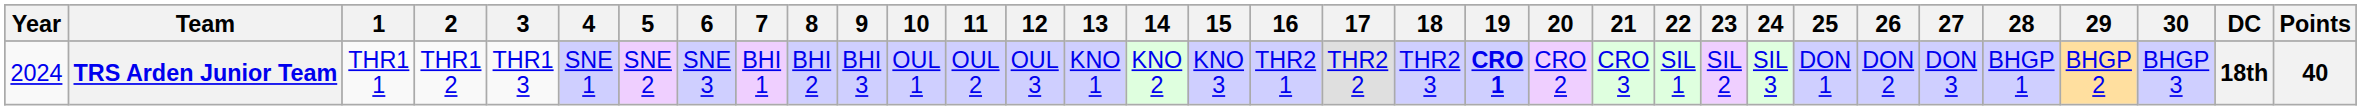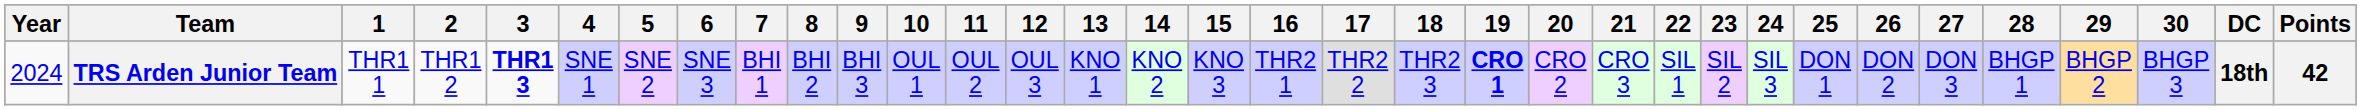(523, 73) normal -> (523, 73) bold
(2315, 73) 40 -> (2315, 73) 42
